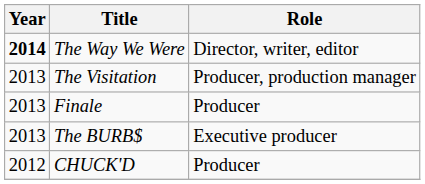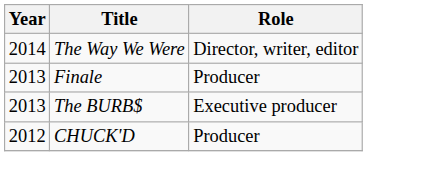(27, 48) bold -> (27, 48) normal
- row: (105, 77)
